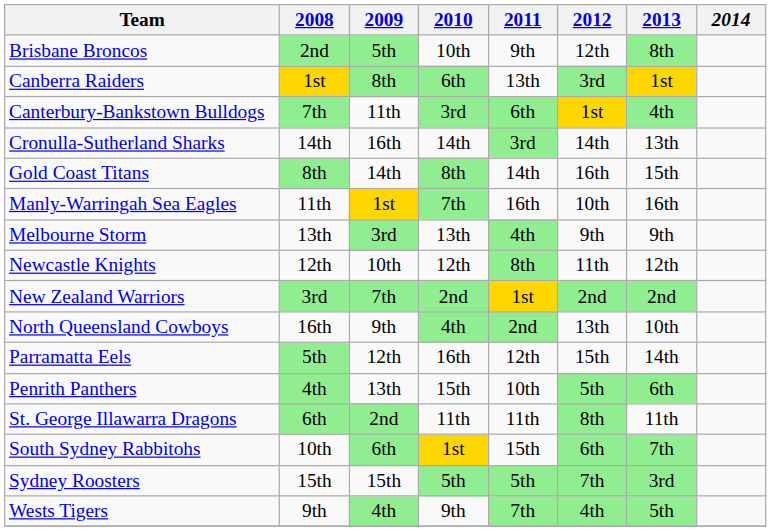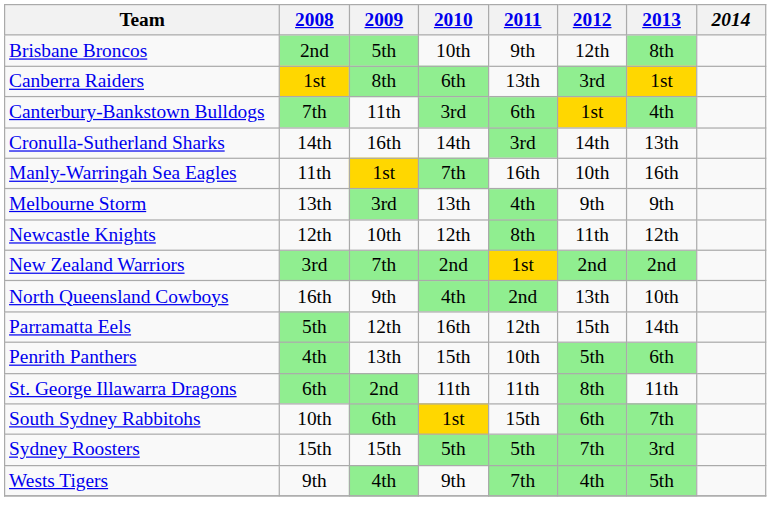- row: (79, 173)
